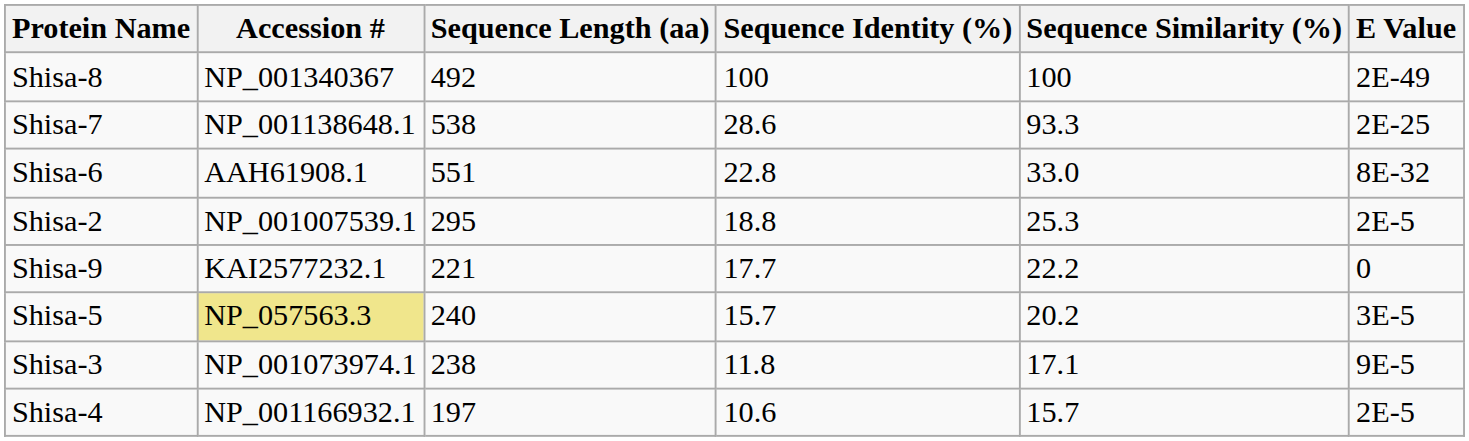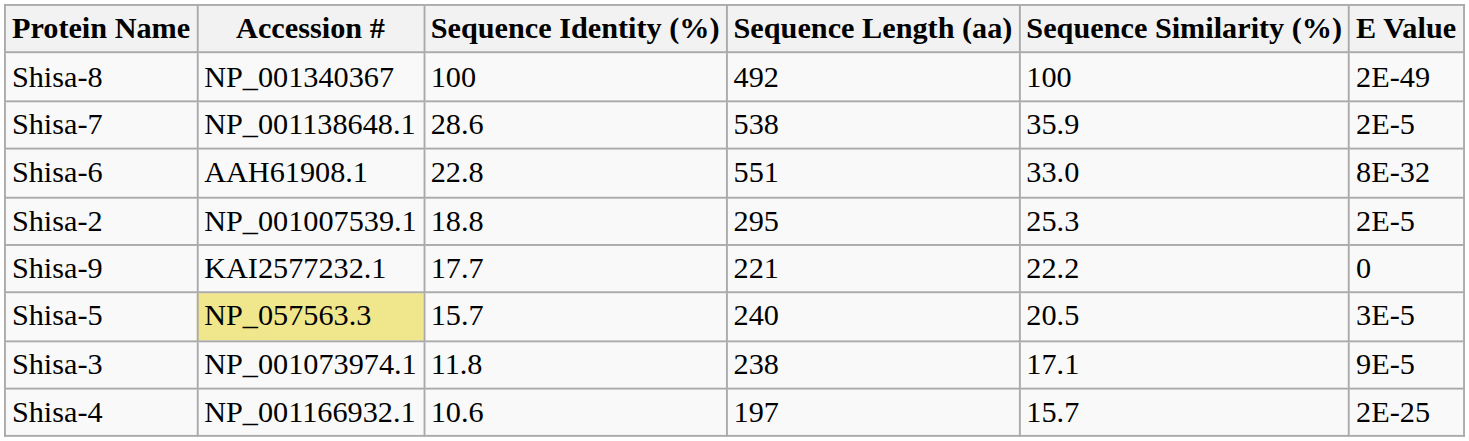columns swapped: (570, 28) <-> (868, 28)
(1053, 124) 93.3 -> (1053, 124) 35.9
(1393, 124) 2E-25 -> (1386, 124) 2E-5
(1053, 316) 20.2 -> (1053, 316) 20.5
(1386, 412) 2E-5 -> (1393, 412) 2E-25
